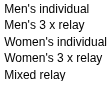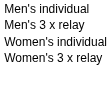- row: (35, 75)
